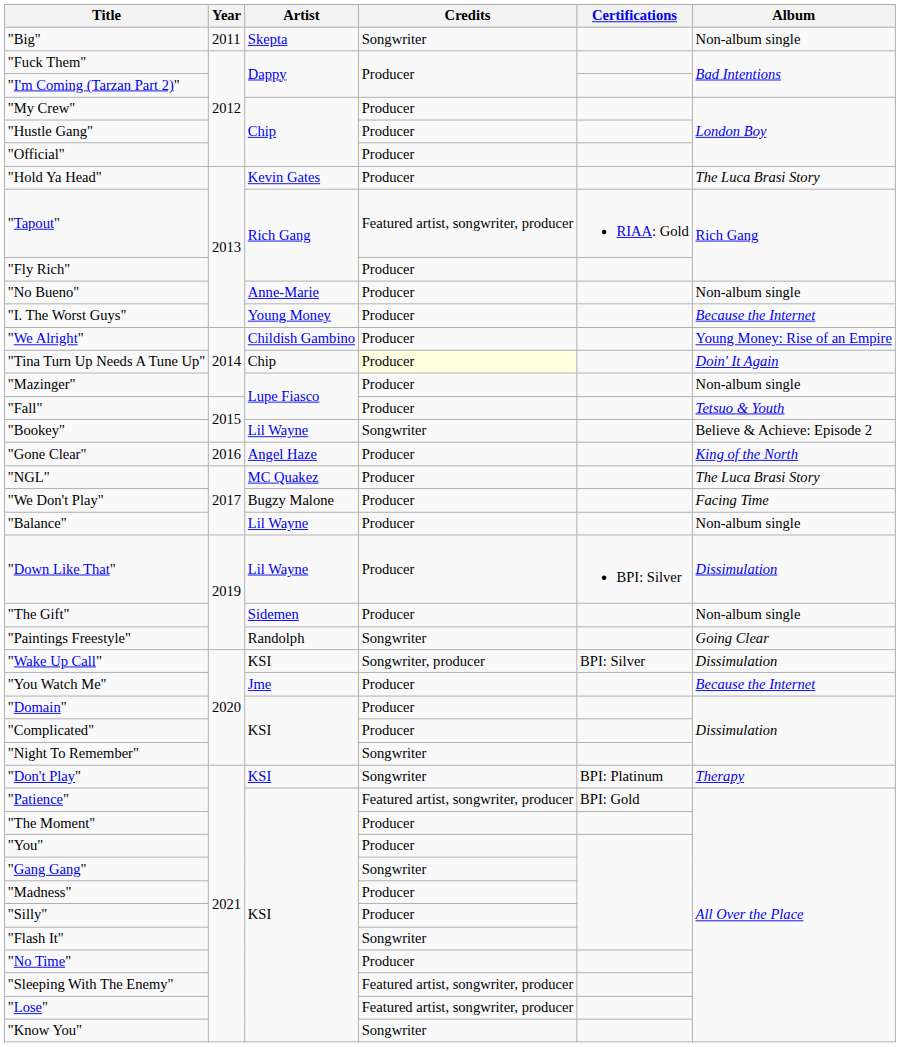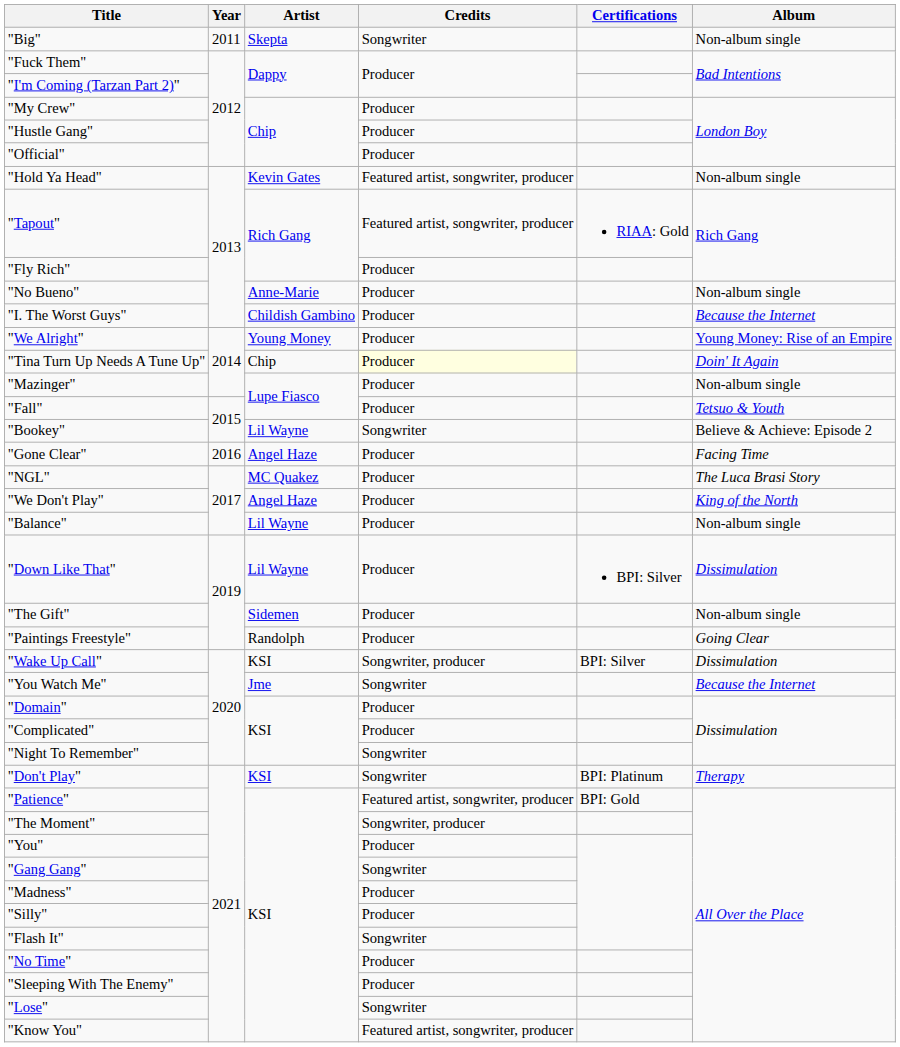(388, 177) Producer -> (468, 177) Featured artist, songwriter, producer
(758, 177) The Luca Brasi Story -> (748, 177) Non-album single
(289, 315) Young Money -> (301, 315) Childish Gambino
(301, 338) Childish Gambino -> (289, 338) Young Money
(747, 454) King of the North -> (732, 454) Facing Time
(291, 500) Bugzy Malone -> (282, 500) Angel Haze
(732, 500) Facing Time -> (747, 500) King of the North
(394, 638) Songwriter -> (388, 638) Producer
(388, 684) Producer -> (394, 684) Songwriter
(388, 822) Producer -> (423, 822) Songwriter, producer
(468, 984) Featured artist, songwriter, producer -> (388, 984) Producer
(468, 1007) Featured artist, songwriter, producer -> (394, 1007) Songwriter
(394, 1030) Songwriter -> (468, 1030) Featured artist, songwriter, producer
